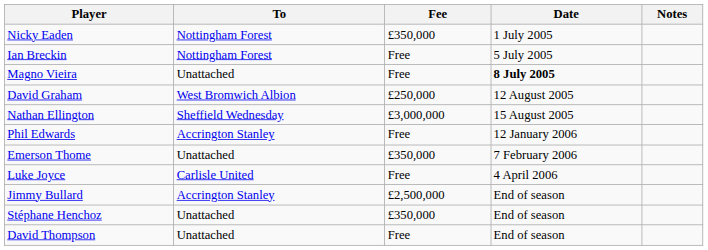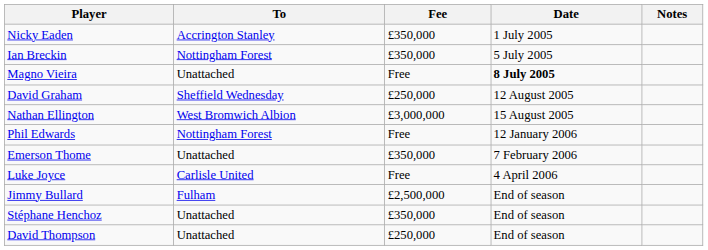(224, 34) Nottingham Forest -> (226, 34) Accrington Stanley
(399, 54) Free -> (411, 54) £350,000
(236, 94) West Bromwich Albion -> (230, 94) Sheffield Wednesday
(230, 114) Sheffield Wednesday -> (236, 114) West Bromwich Albion
(226, 134) Accrington Stanley -> (224, 134) Nottingham Forest
(226, 194) Accrington Stanley -> (196, 194) Fulham
(399, 235) Free -> (411, 235) £250,000
